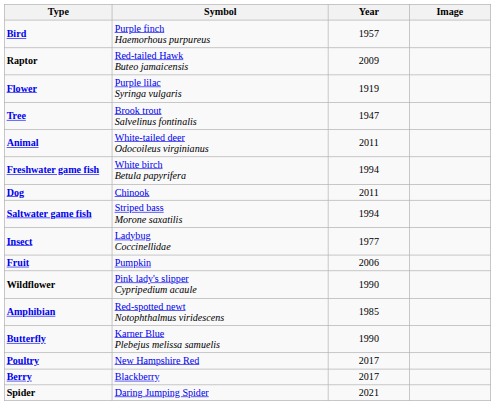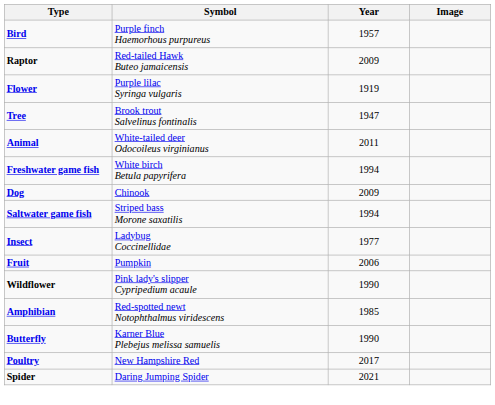(369, 192) 2011 -> (369, 192) 2009
- row: (19, 377)
